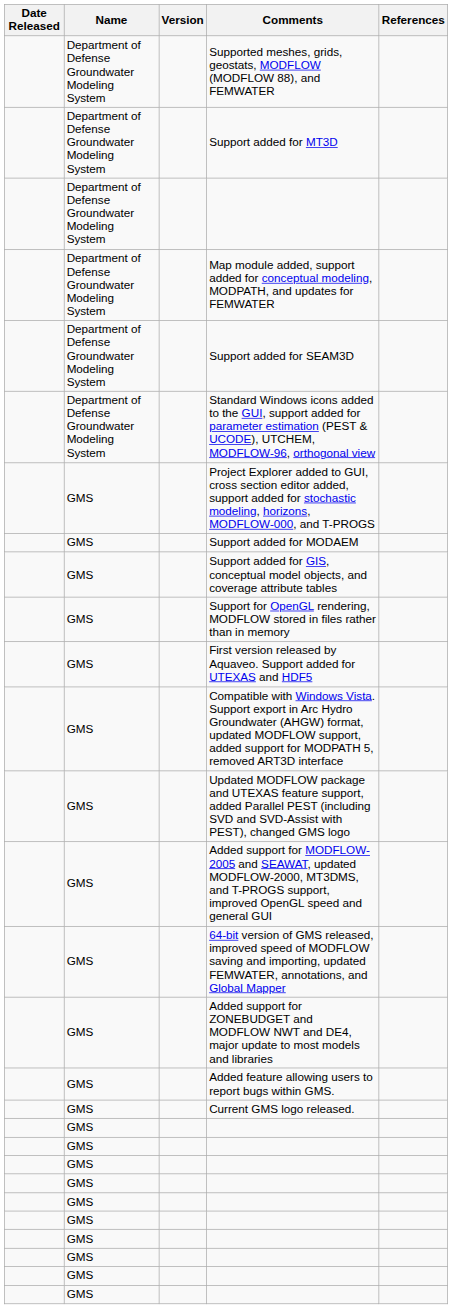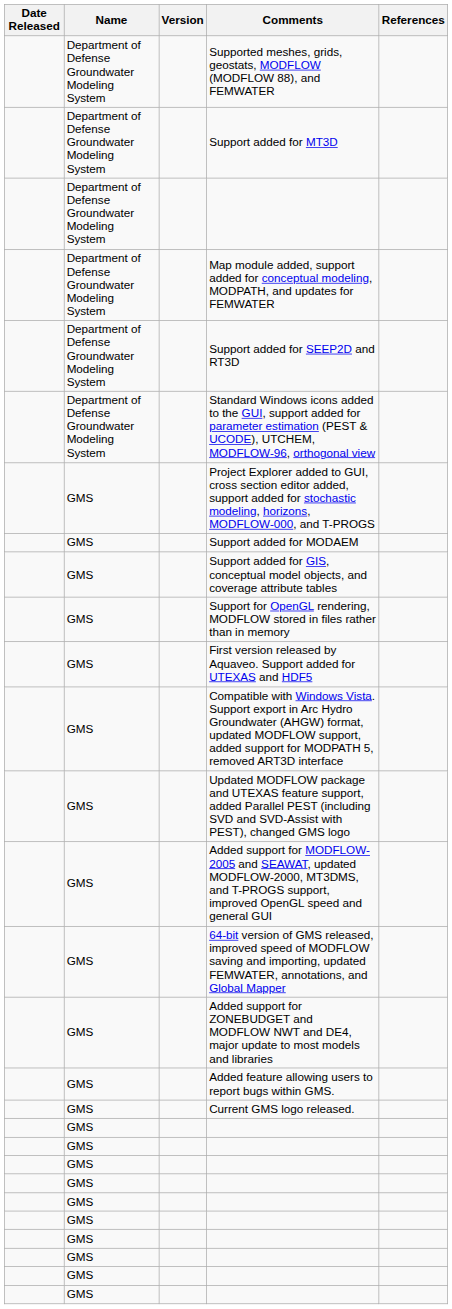+ row: (104, 356)
- row: (104, 356)
